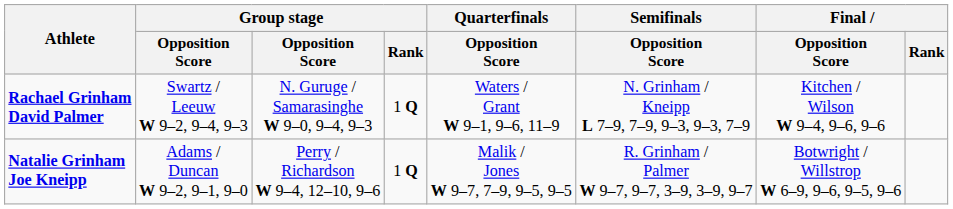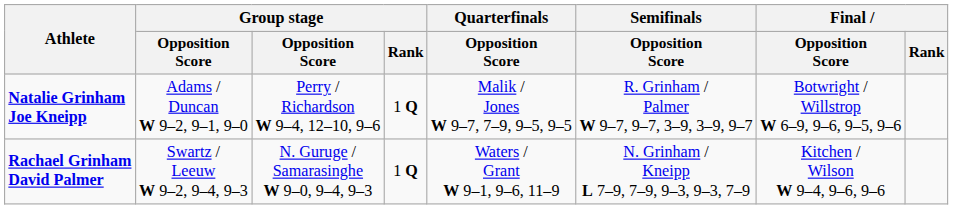rows swapped: (67, 171) <-> (70, 106)
